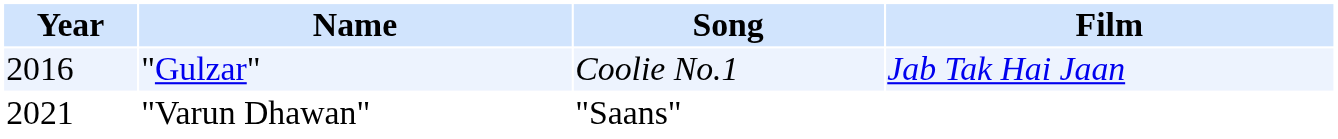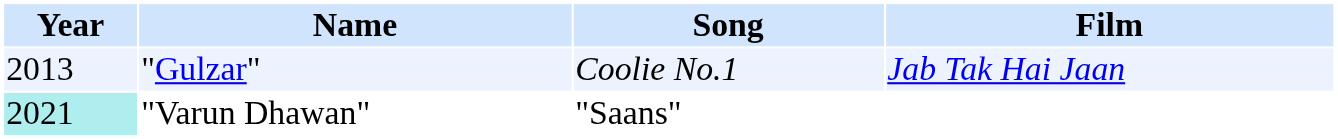(40, 68) 2016 -> (40, 68) 2013
(40, 113) no background -> (40, 113) paleturquoise background
